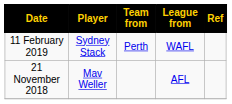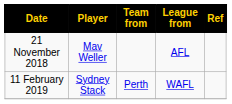rows swapped: (37, 79) <-> (37, 46)
